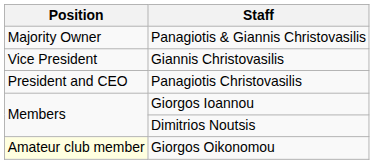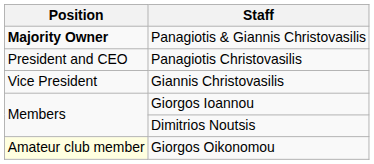(54, 37) normal -> (58, 37) bold
rows swapped: (226, 81) <-> (218, 59)
